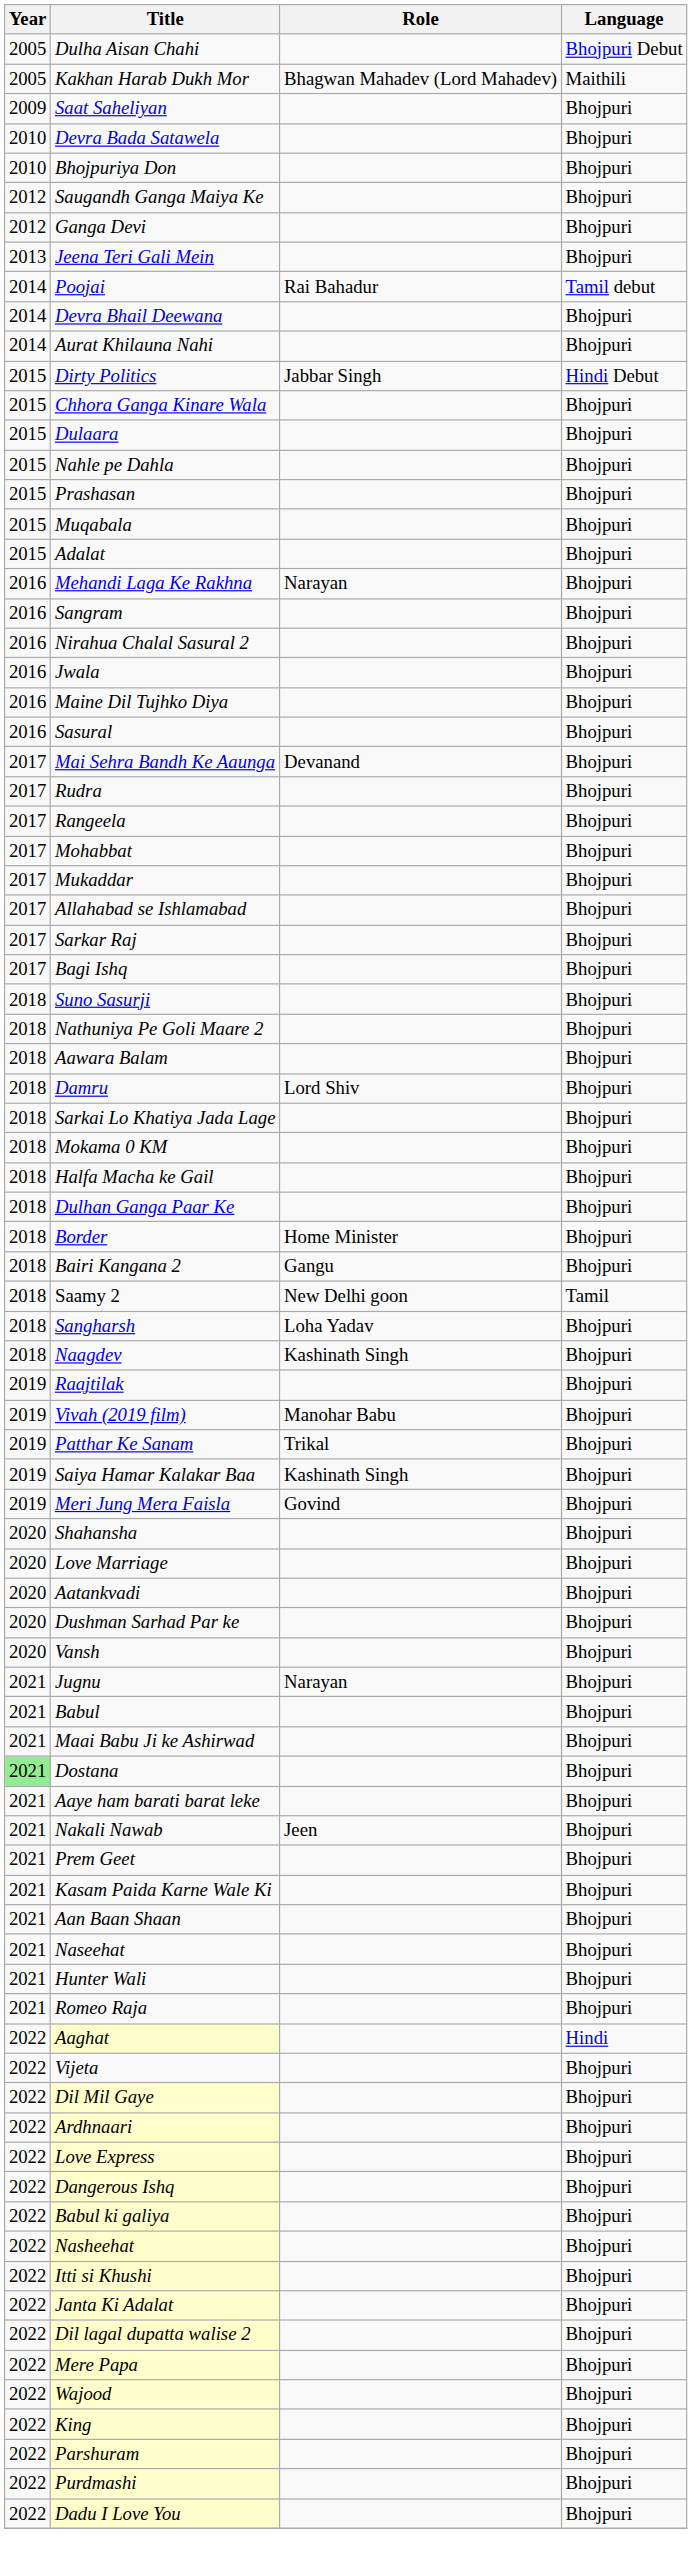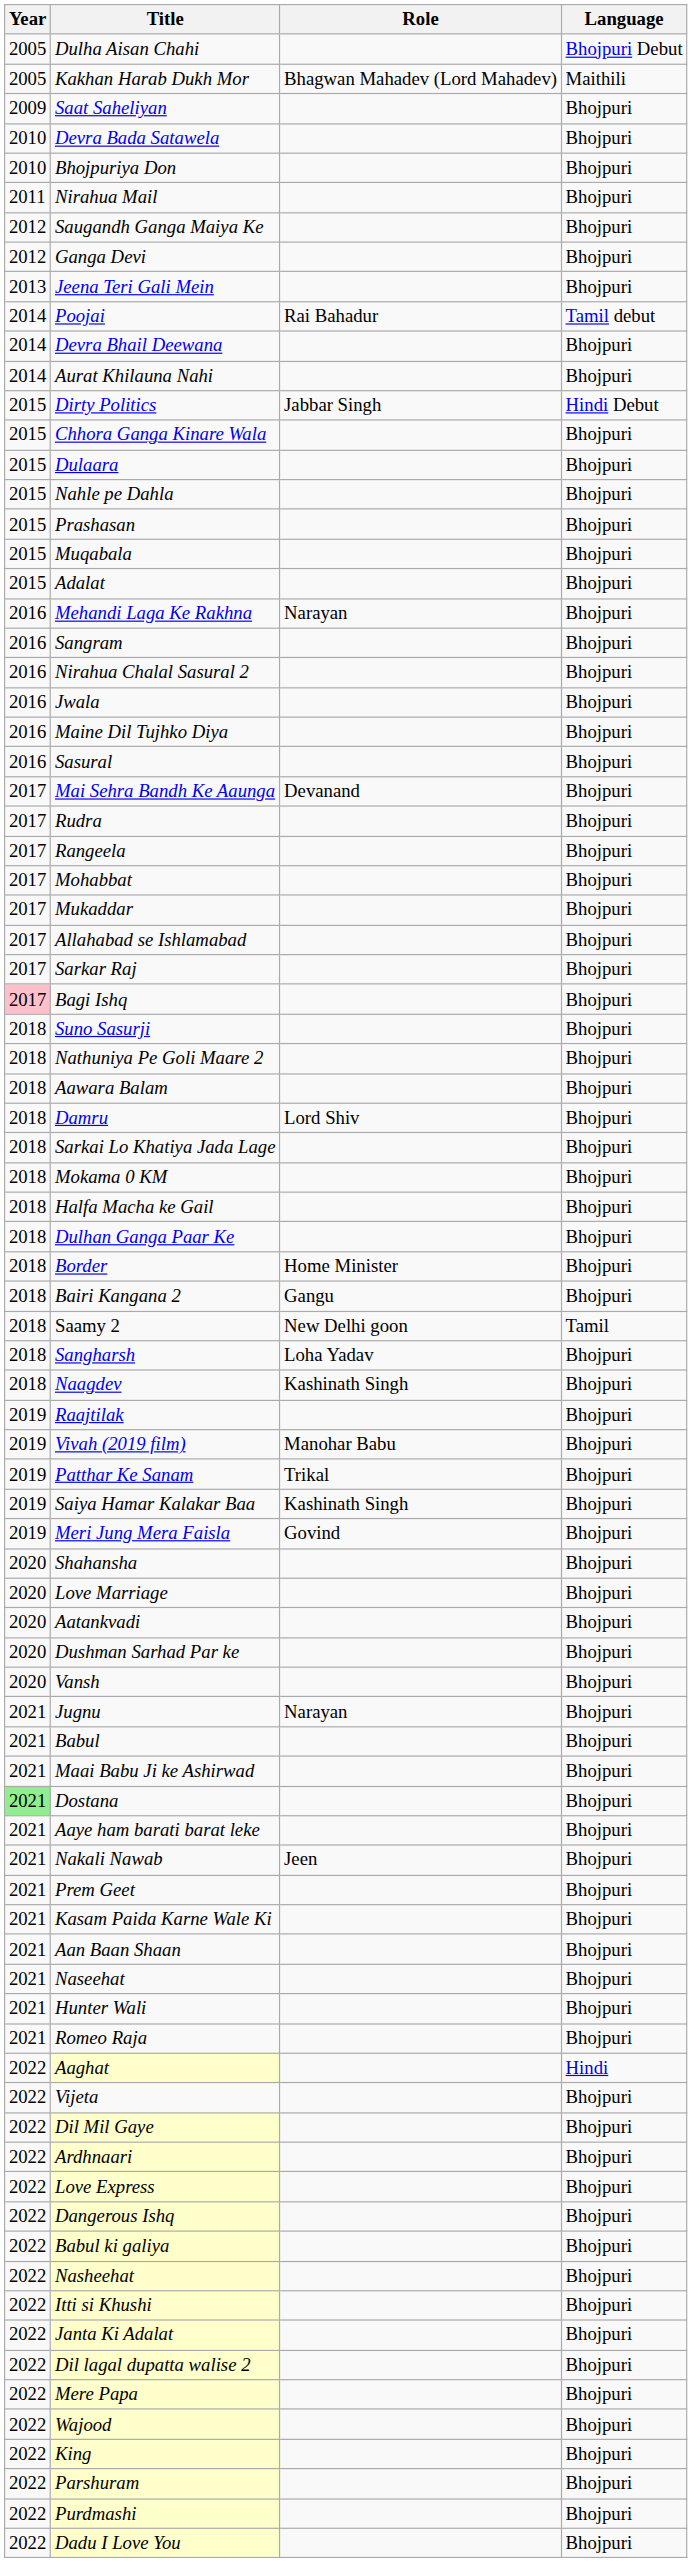+ row: (106, 197)
(28, 969) no background -> (28, 999) pink background
